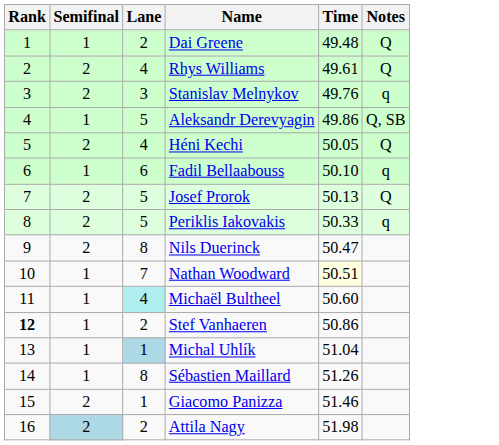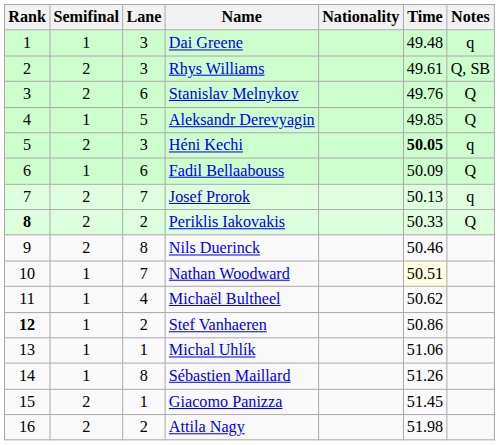+ column: (361, 17)
(144, 42) 2 -> (144, 42) 3
(386, 42) Q -> (470, 42) q
(144, 68) 4 -> (144, 68) 3
(386, 68) Q -> (470, 68) Q, SB
(144, 94) 3 -> (144, 94) 6
(386, 94) q -> (470, 94) Q
(340, 119) 49.86 -> (425, 119) 49.85
(386, 119) Q, SB -> (470, 119) Q
(144, 145) 4 -> (144, 145) 3
(340, 145) normal -> (425, 145) bold
(386, 145) Q -> (470, 145) q
(340, 171) 50.10 -> (425, 171) 50.09
(386, 171) q -> (470, 171) Q
(144, 196) 5 -> (144, 196) 7
(386, 196) Q -> (470, 196) q
(27, 222) normal -> (27, 222) bold
(144, 222) 5 -> (144, 222) 2
(386, 222) q -> (470, 222) Q
(340, 247) 50.47 -> (425, 247) 50.46
(144, 299) paleturquoise background -> (144, 299) no background
(340, 299) 50.60 -> (425, 299) 50.62
(144, 350) lightblue background -> (144, 350) no background
(340, 350) 51.04 -> (425, 350) 51.06
(340, 401) 51.46 -> (425, 401) 51.45
(86, 427) lightblue background -> (86, 427) no background
